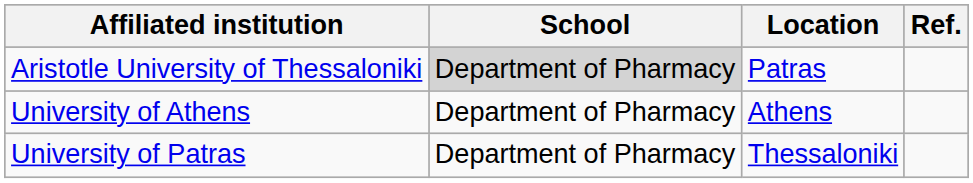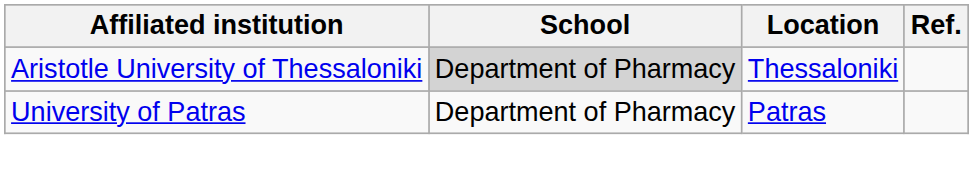(787, 68) Patras -> (823, 68) Thessaloniki
- row: (131, 111)
(823, 154) Thessaloniki -> (787, 111) Patras
